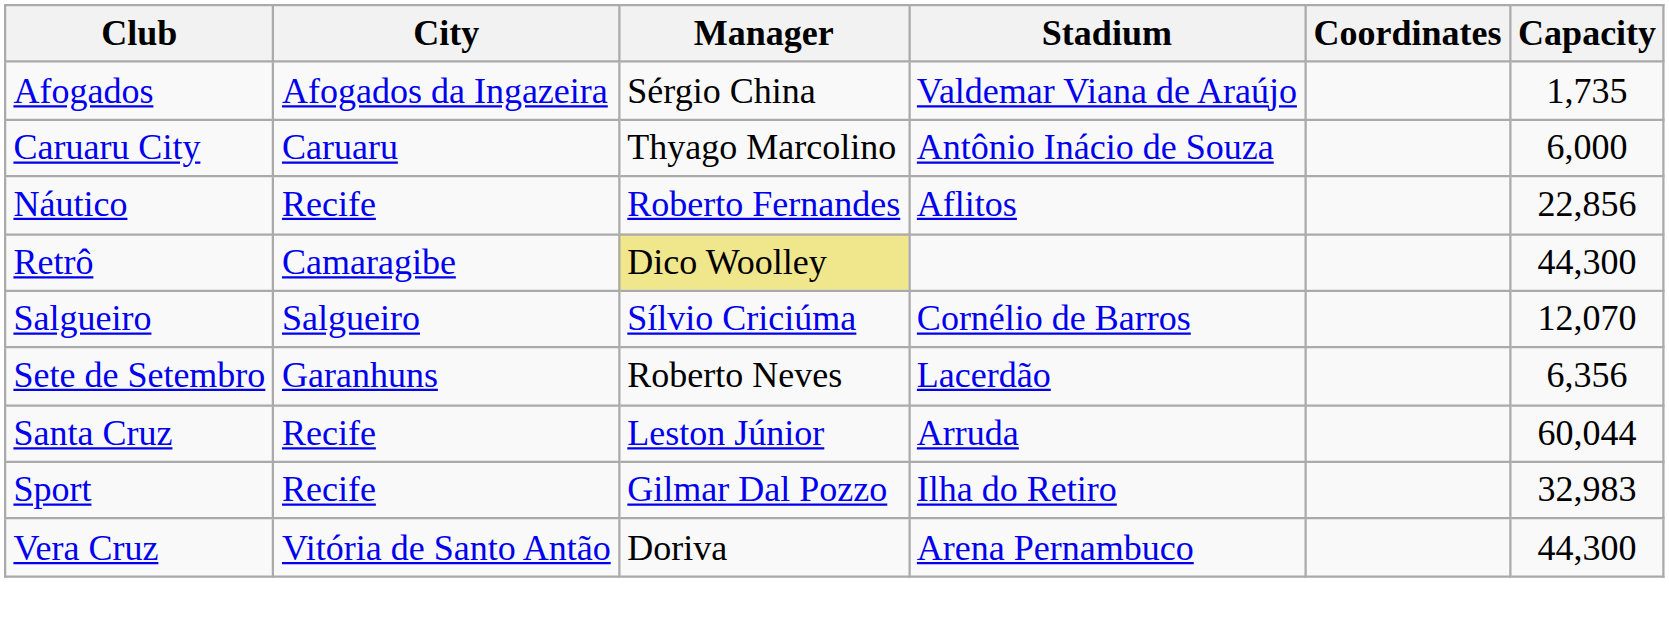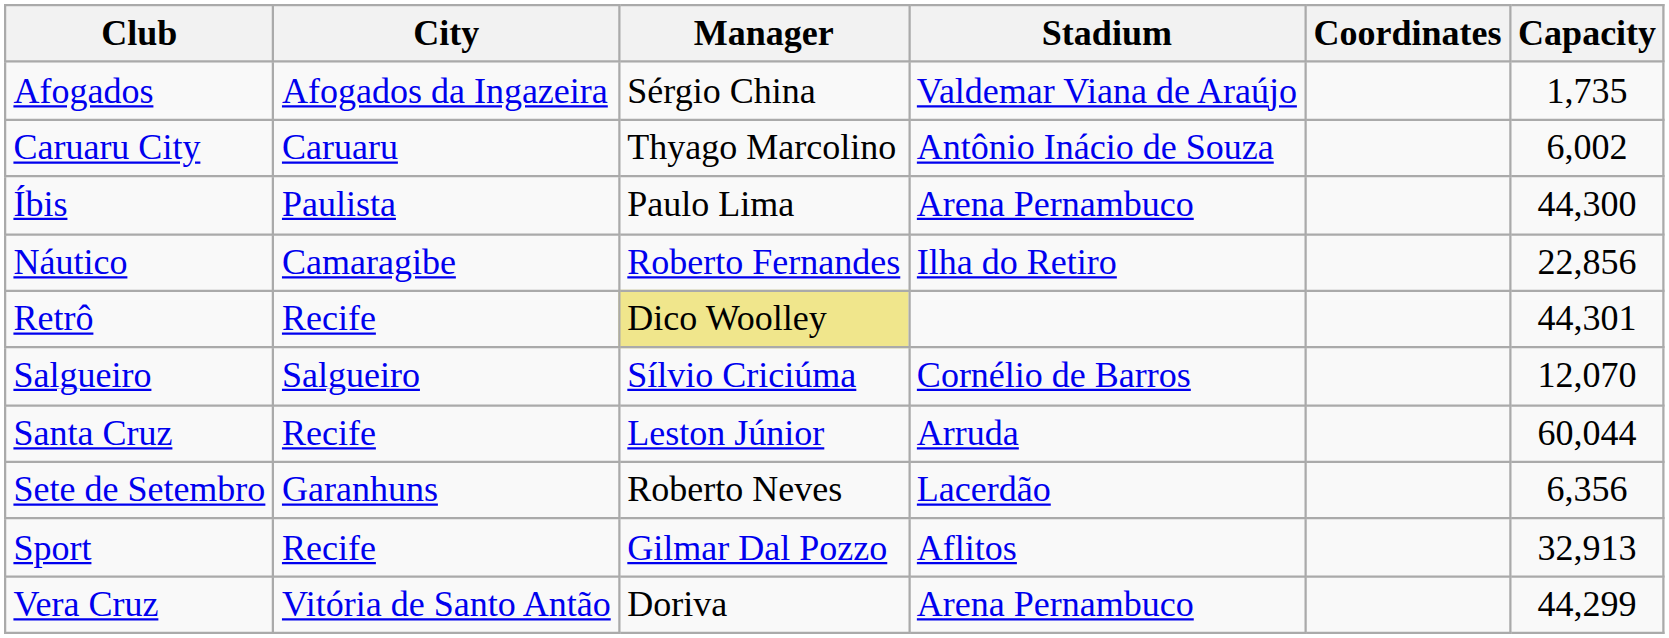(1587, 147) 6,000 -> (1587, 147) 6,002
+ row: (40, 204)
(329, 204) Recife -> (369, 261) Camaragibe
(967, 204) Aflitos -> (1017, 261) Ilha do Retiro
(369, 261) Camaragibe -> (329, 318) Recife
(1587, 261) 44,300 -> (1587, 318) 44,301
rows swapped: (93, 432) <-> (139, 375)
(1017, 489) Ilha do Retiro -> (967, 546) Aflitos
(1587, 489) 32,983 -> (1587, 546) 32,913
(1587, 546) 44,300 -> (1587, 603) 44,299
